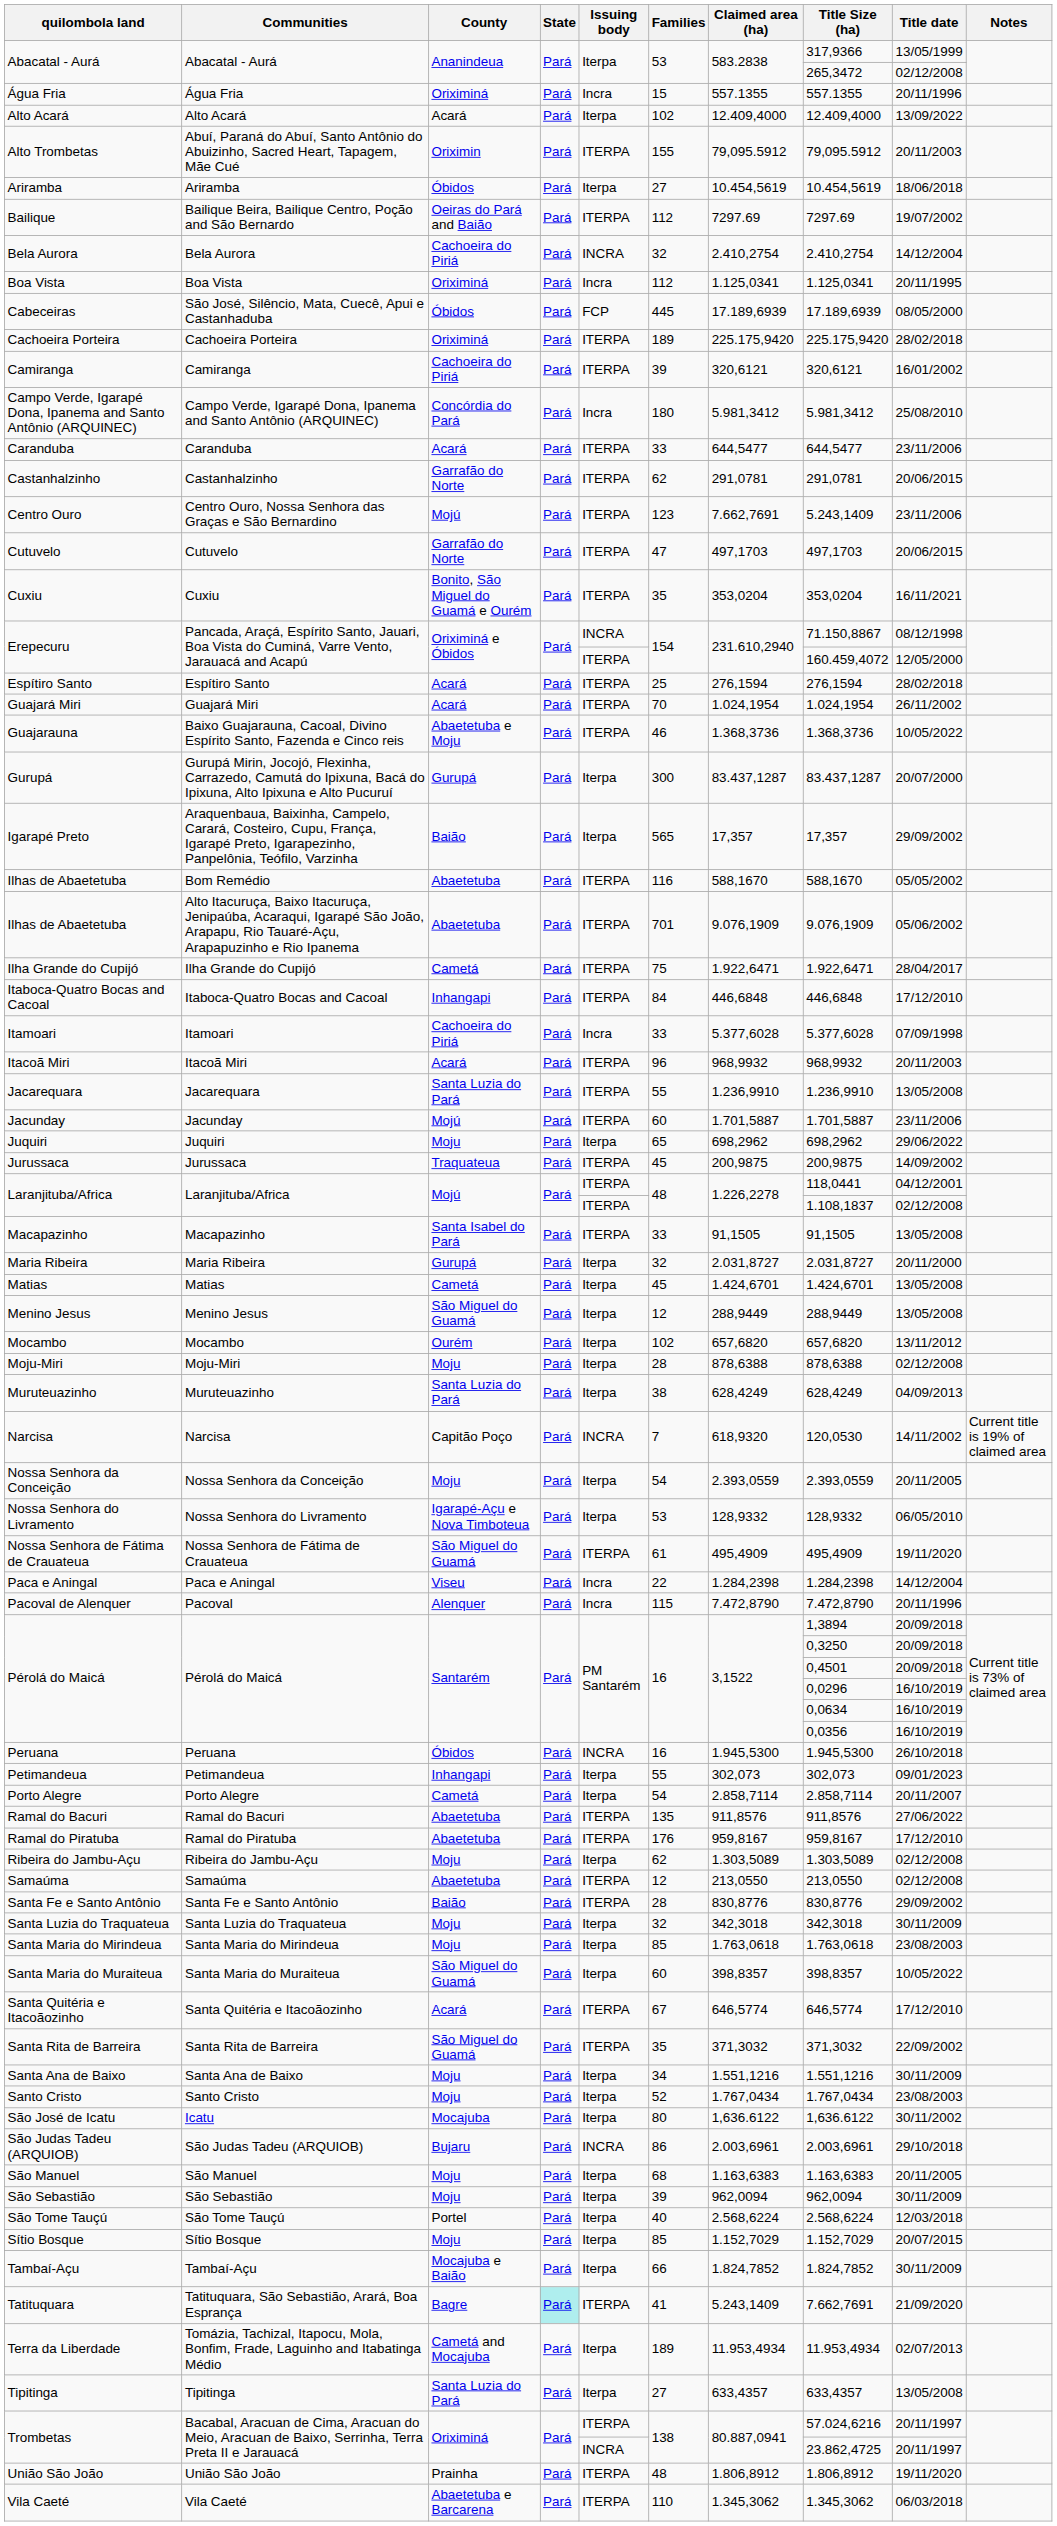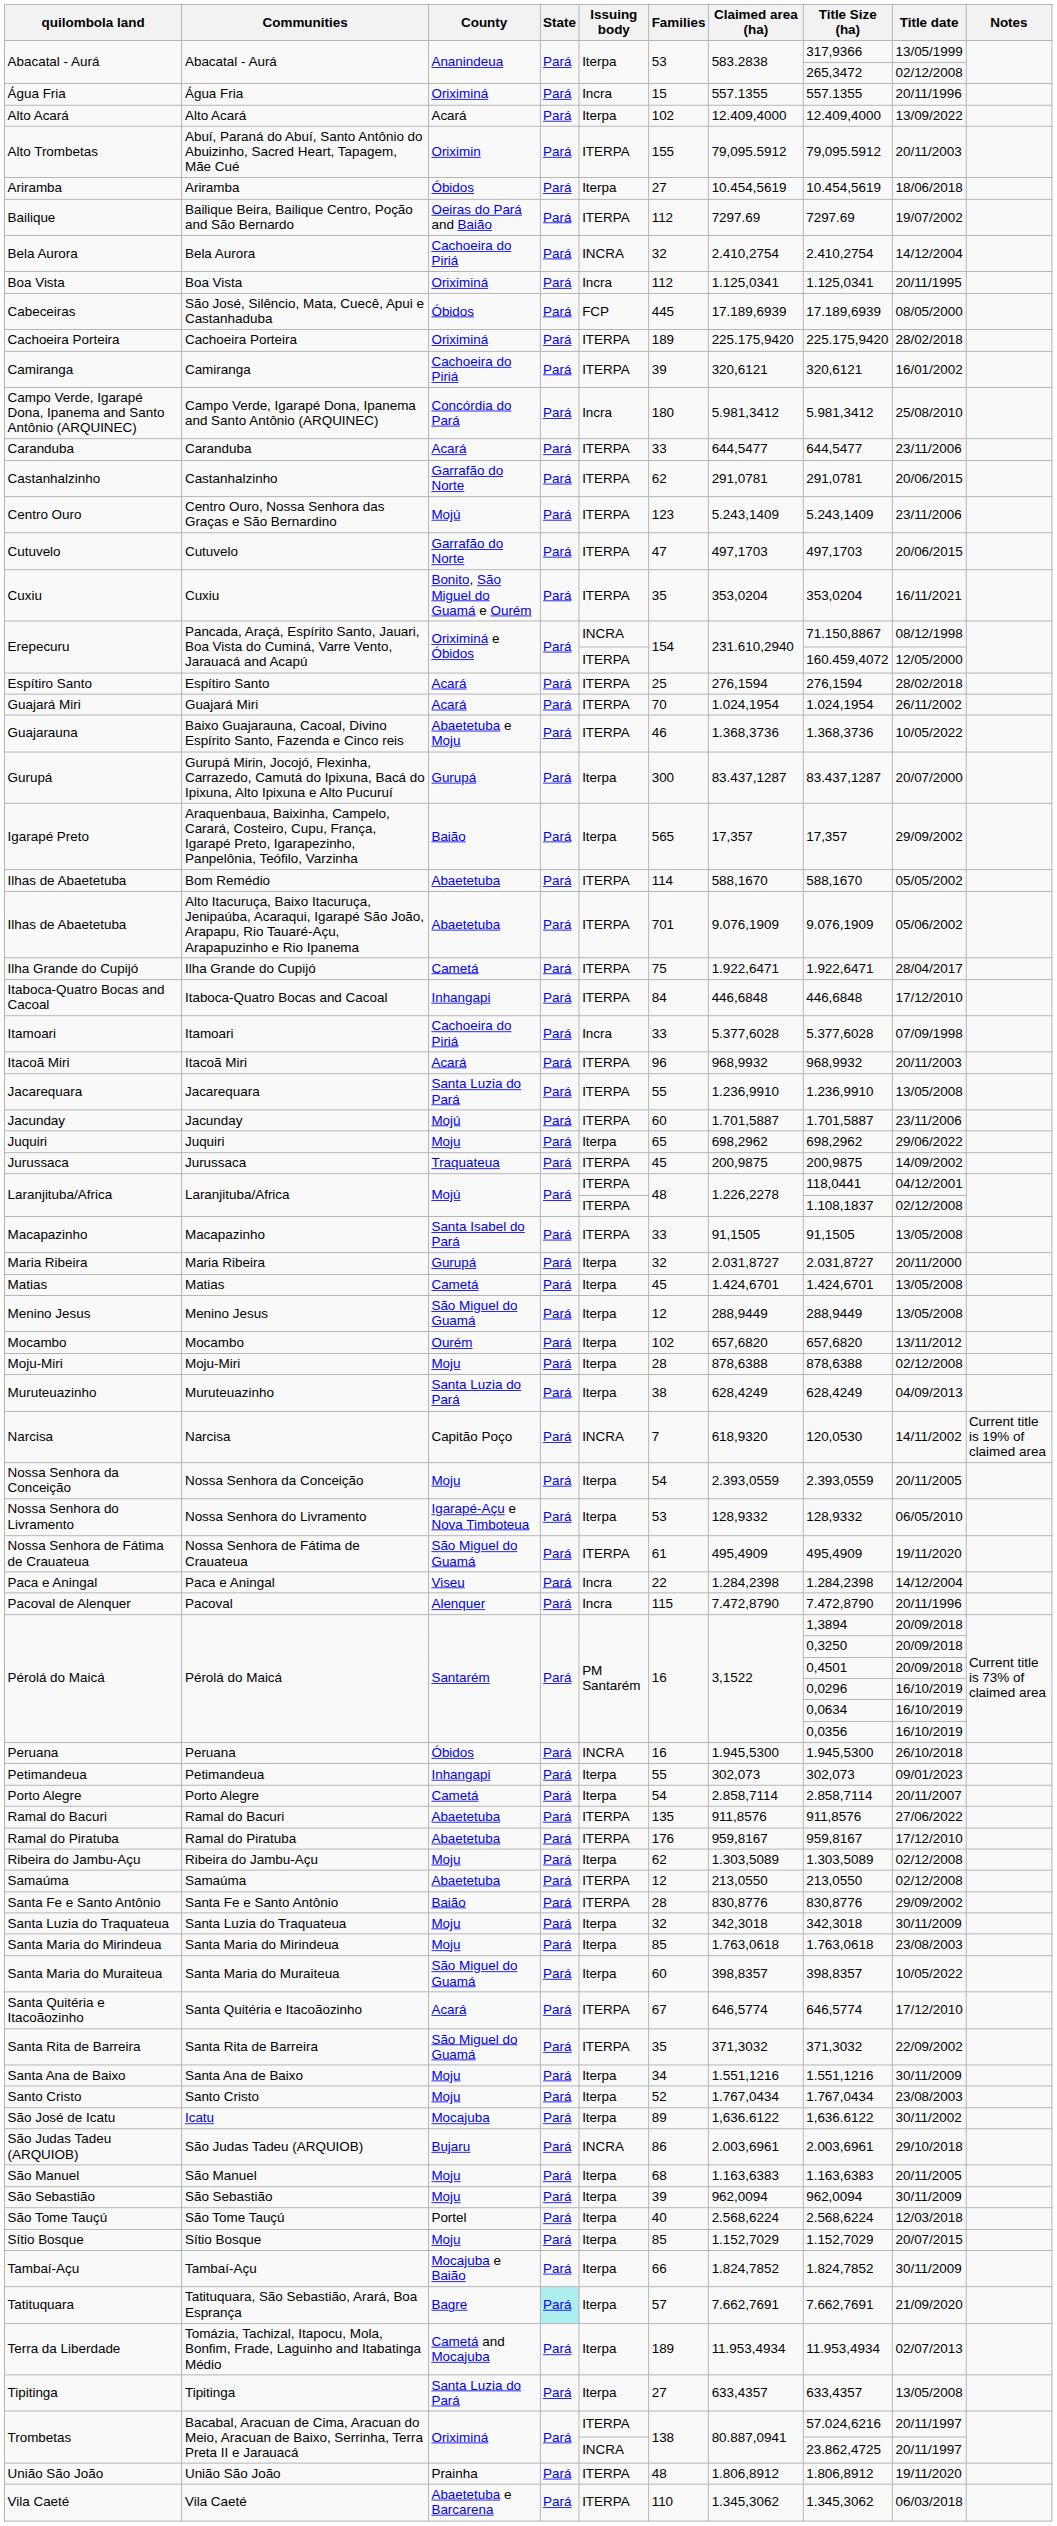(745, 514) 7.662,7691 -> (745, 514) 5.243,1409
(662, 880) 116 -> (662, 880) 114
(659, 2118) 80 -> (659, 2118) 89
(606, 2305) ITERPA -> (599, 2305) Iterpa
(659, 2305) 41 -> (659, 2305) 57
(745, 2305) 5.243,1409 -> (745, 2305) 7.662,7691
